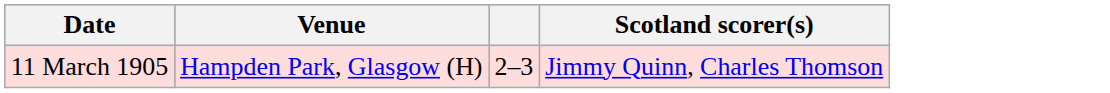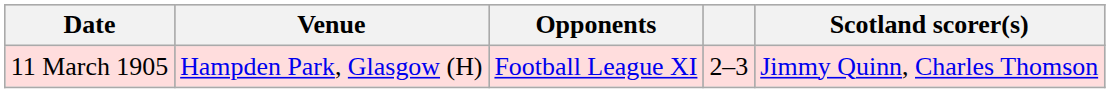+ column: (596, 25)
